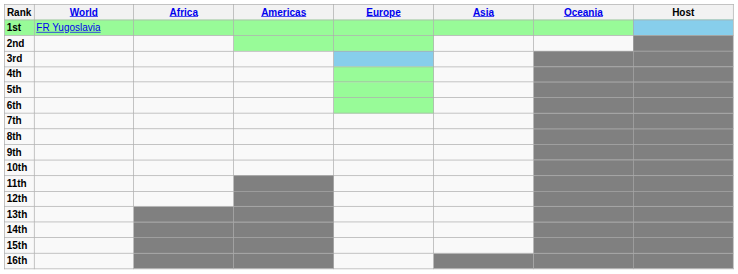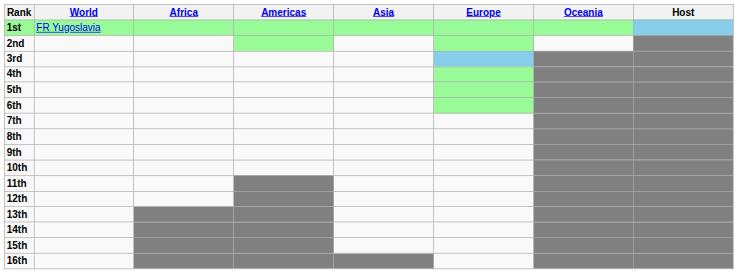columns swapped: (483, 12) <-> (384, 12)
